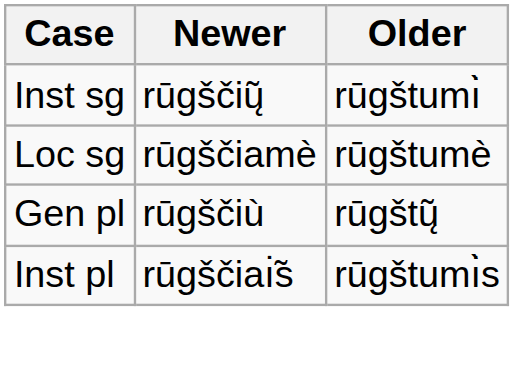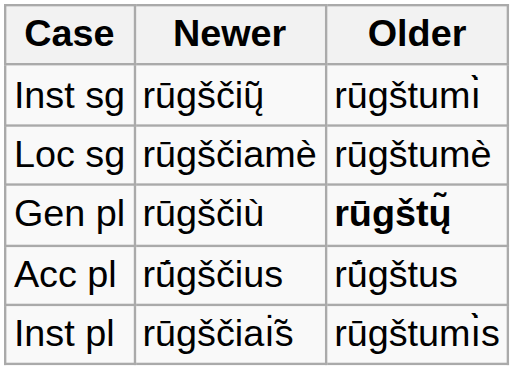(387, 214) normal -> (393, 214) bold
+ row: (65, 273)
